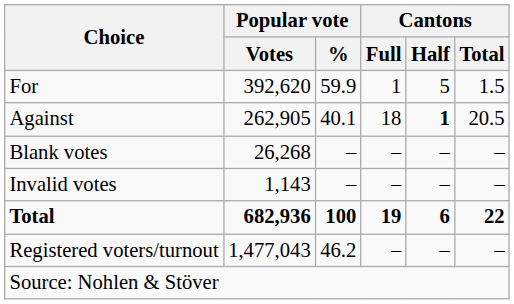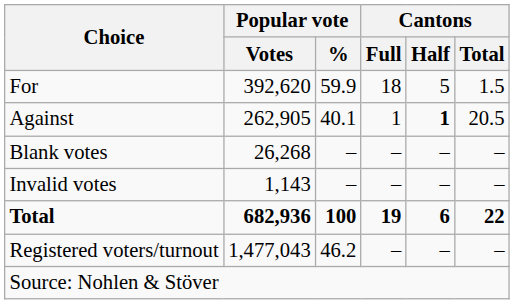(396, 86) 1 -> (391, 86) 18
(391, 119) 18 -> (396, 119) 1
